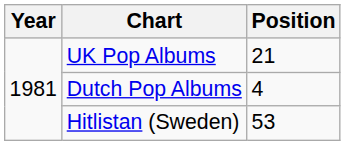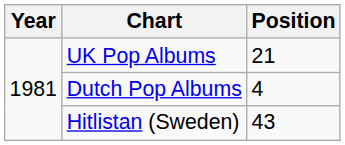(263, 122) 53 -> (263, 122) 43
